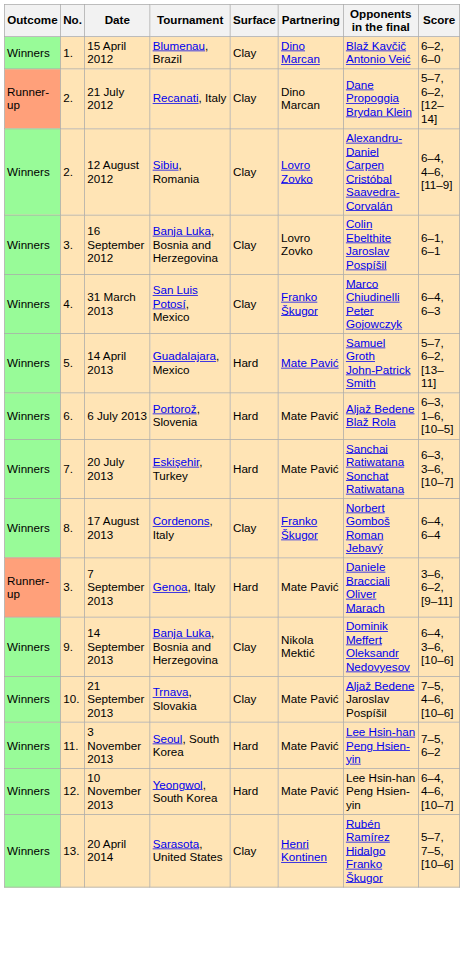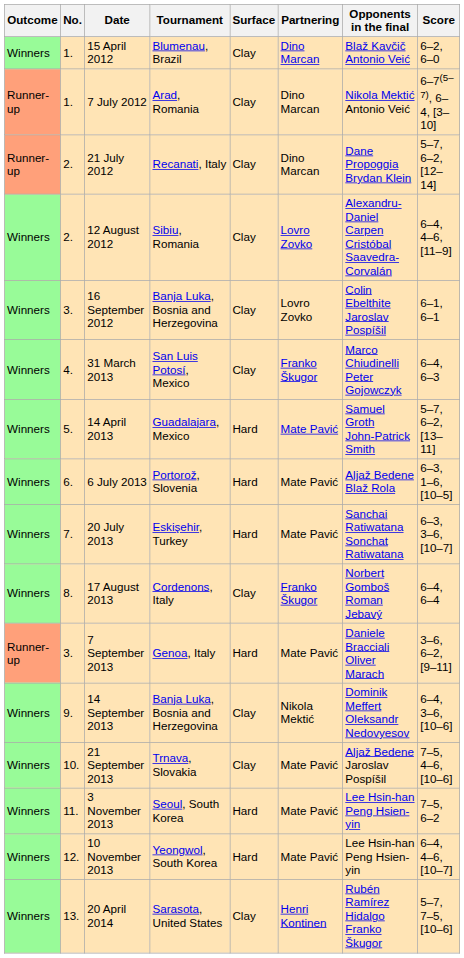+ row: (117, 101)
